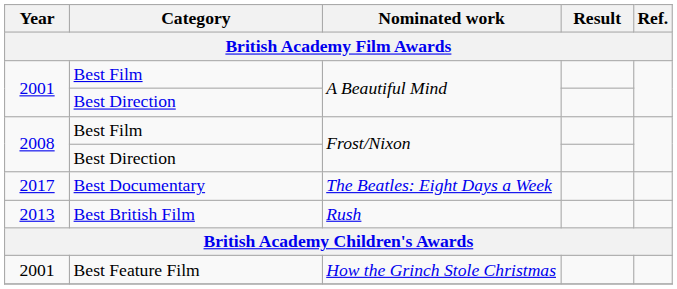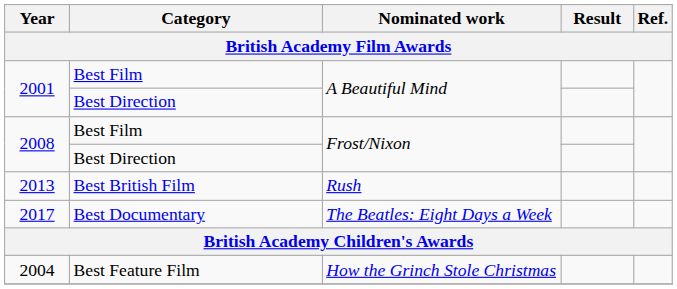rows swapped: (134, 213) <-> (139, 185)
(37, 269) 2001 -> (37, 269) 2004
